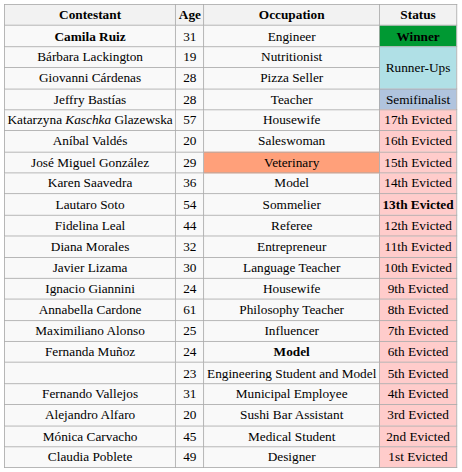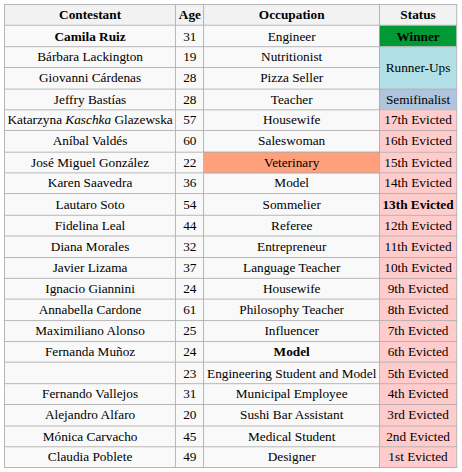(190, 141) 20 -> (190, 141) 60
(190, 162) 29 -> (190, 162) 22
(190, 267) 30 -> (190, 267) 37
